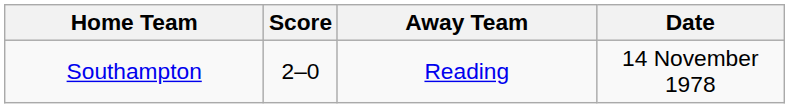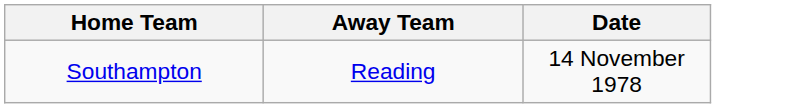- column: (300, 22)
